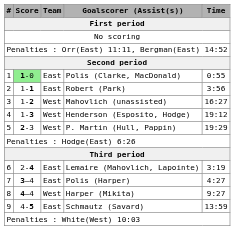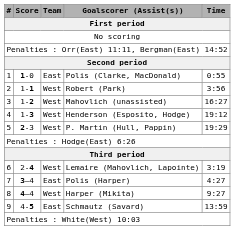(27, 76) lightgreen background -> (27, 76) no background
(52, 89) East -> (52, 89) West
(52, 167) East -> (52, 167) West
